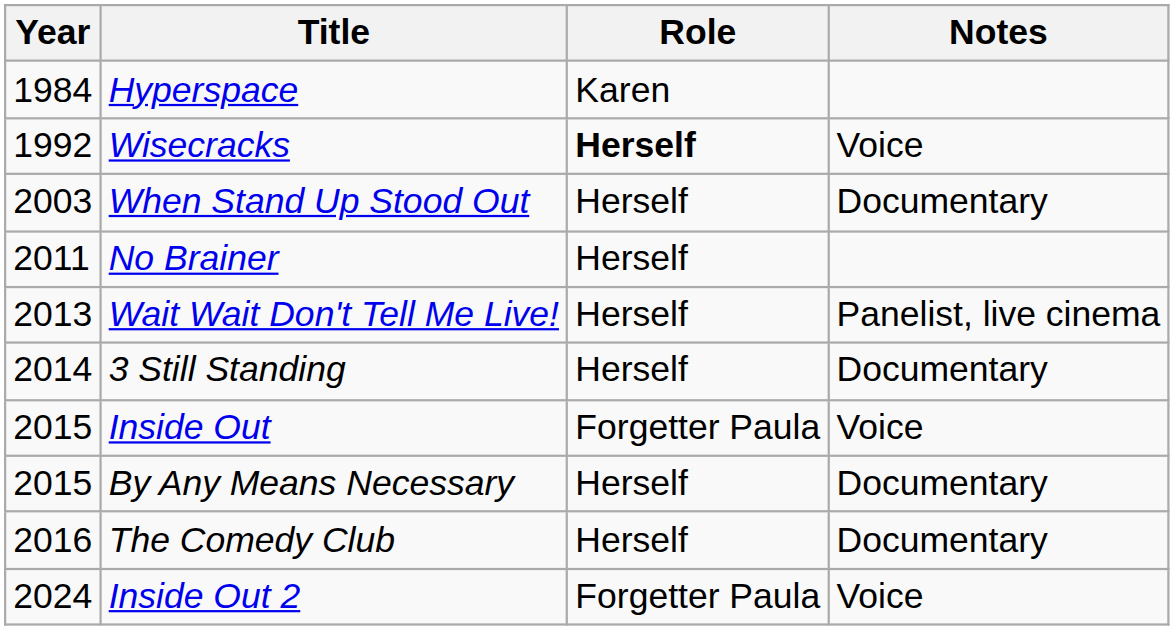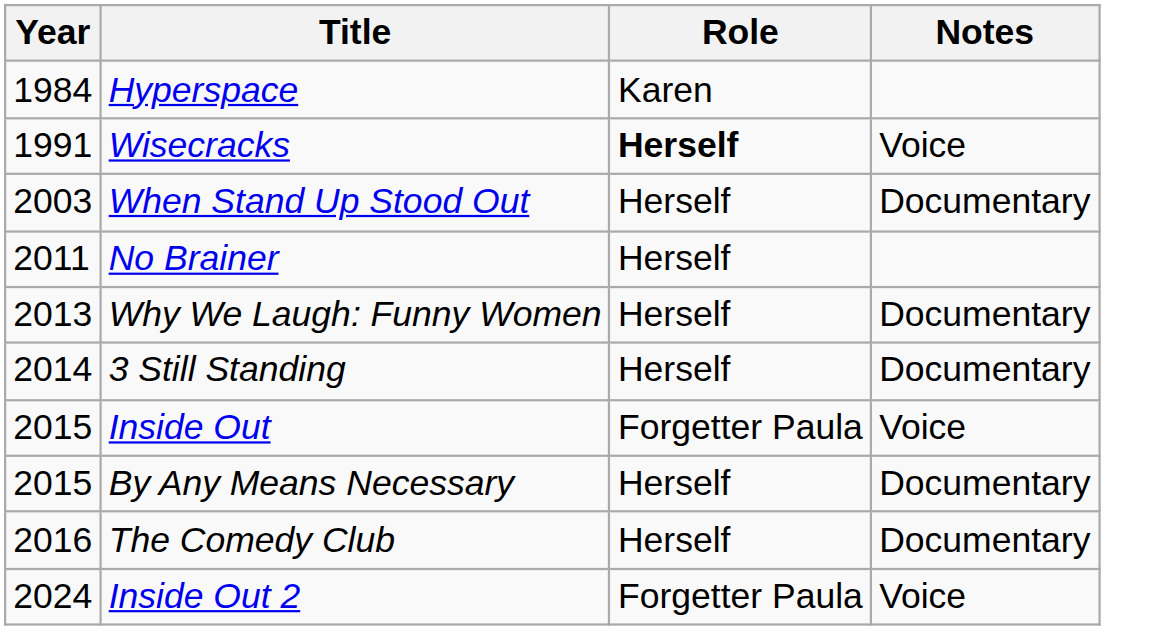(53, 145) 1992 -> (53, 145) 1991
+ row: (355, 314)
- row: (334, 314)
